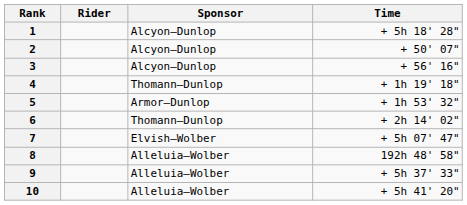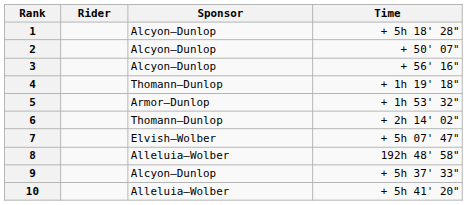(180, 173) Alleluia–Wolber -> (173, 173) Alcyon–Dunlop
